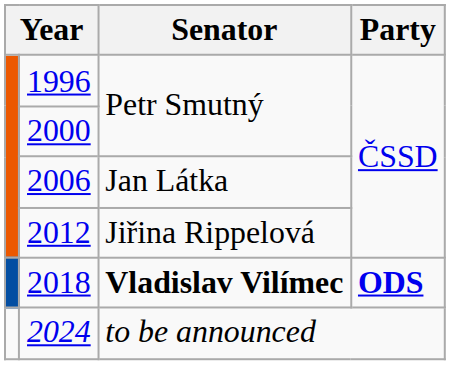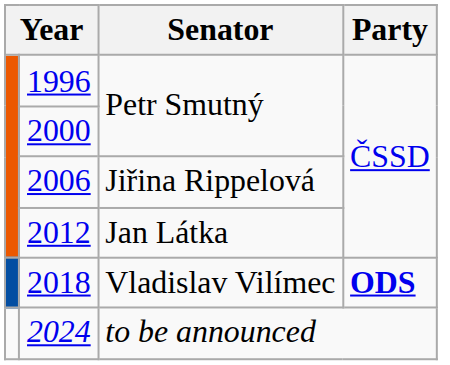(167, 181) Jan Látka -> (210, 181) Jiřina Rippelová
(210, 231) Jiřina Rippelová -> (167, 231) Jan Látka
(224, 282) bold -> (220, 282) normal
